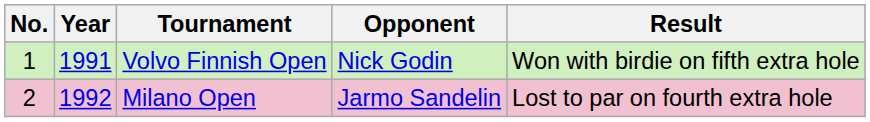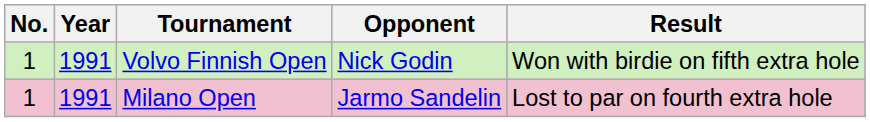(29, 98) 2 -> (29, 98) 1
(85, 98) 1992 -> (85, 98) 1991
